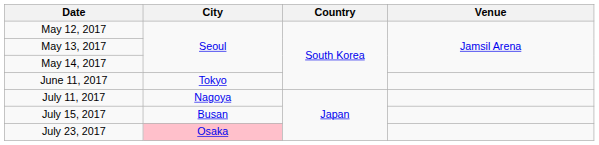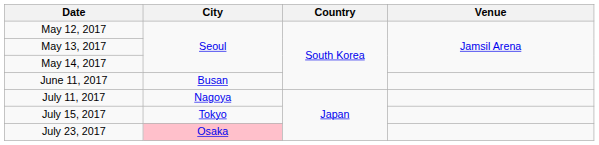(213, 81) Tokyo -> (213, 81) Busan
(213, 115) Busan -> (213, 115) Tokyo
